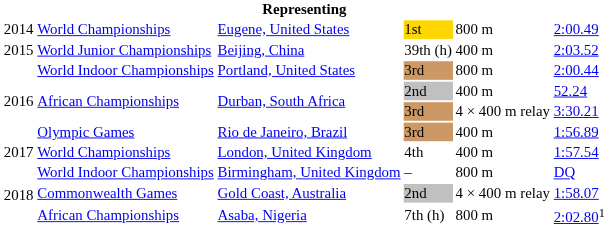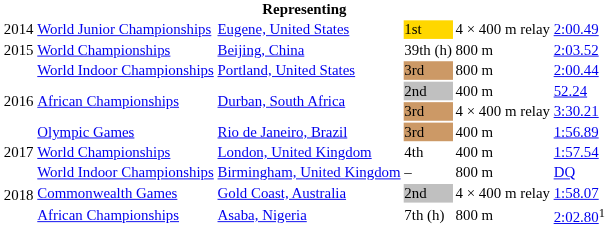(104, 29) World Championships -> (124, 29) World Junior Championships
(474, 29) 800 m -> (503, 29) 4 × 400 m relay
(124, 50) World Junior Championships -> (104, 50) World Championships
(474, 50) 400 m -> (474, 50) 800 m
